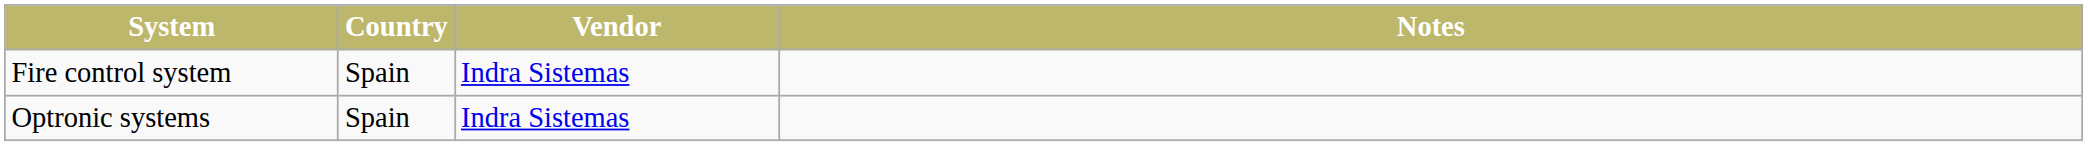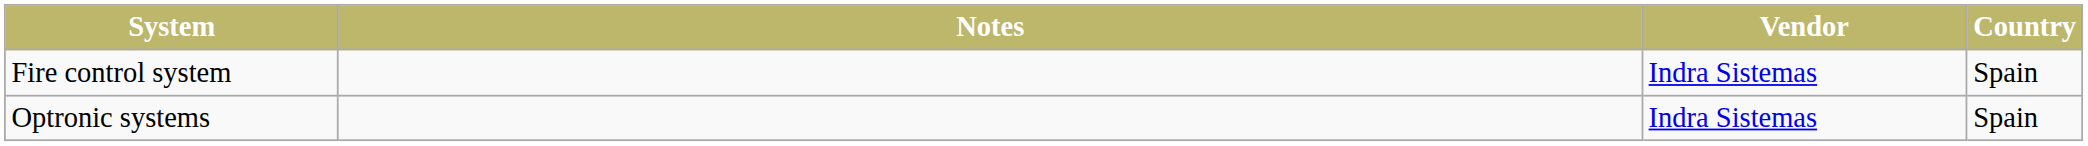columns swapped: (396, 27) <-> (1431, 27)
